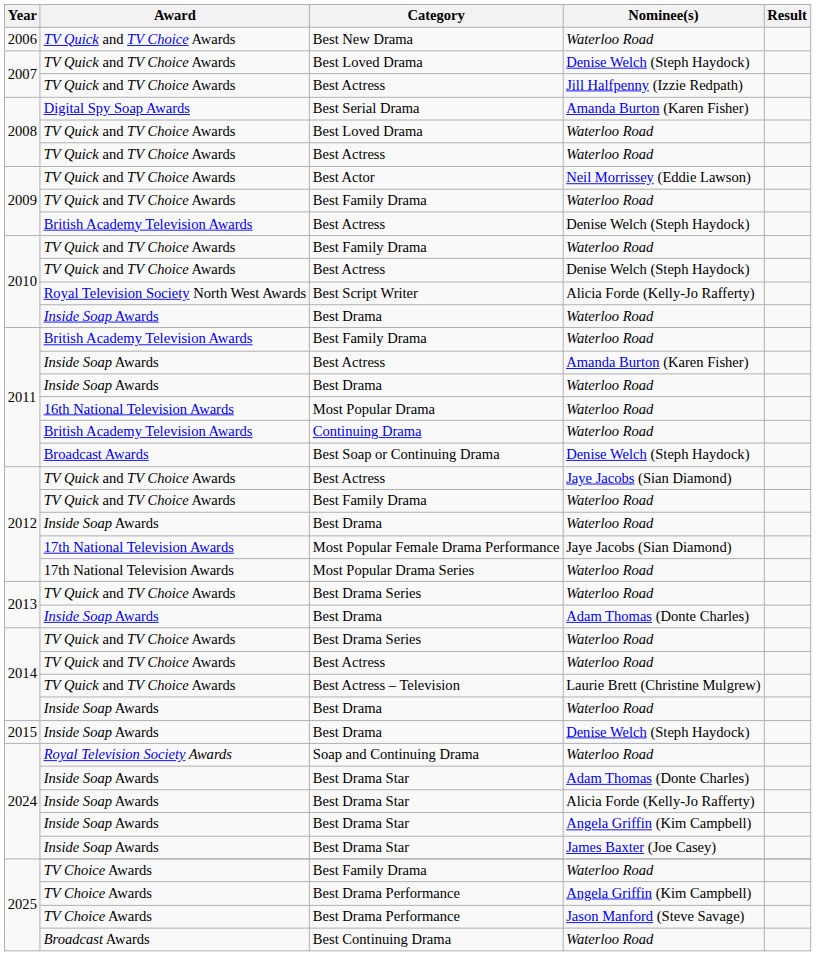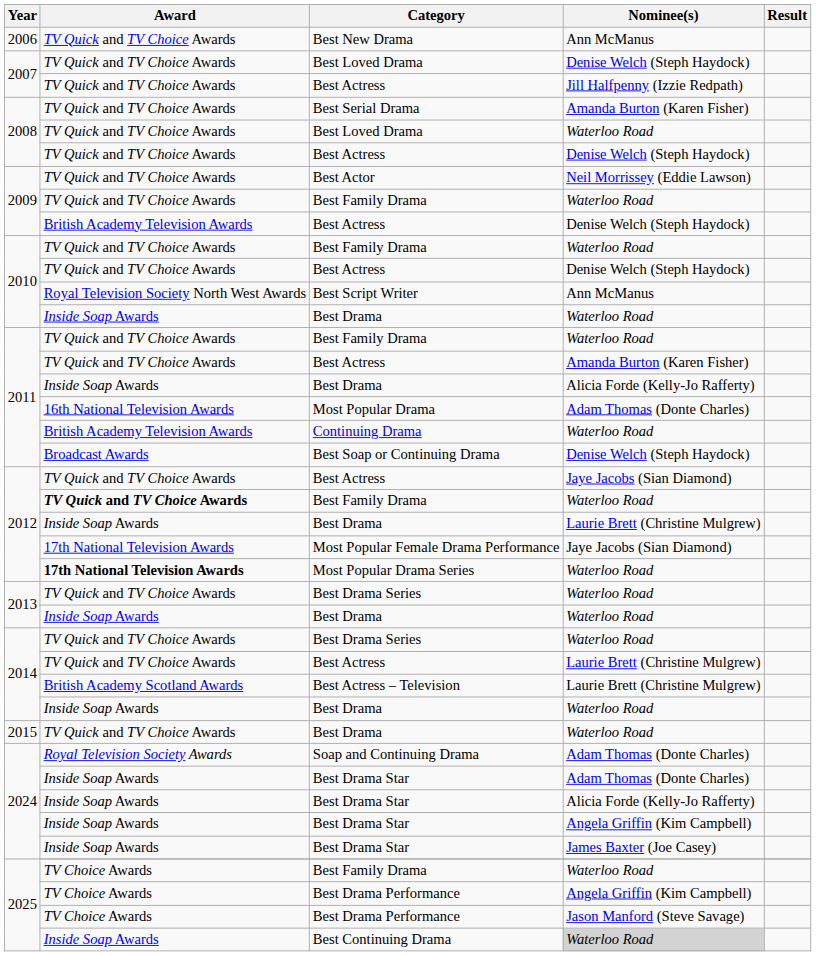(610, 39) Waterloo Road -> (610, 39) Ann McManus
(117, 108) Digital Spy Soap Awards -> (140, 108) TV Quick and TV Choice Awards
(610, 154) Waterloo Road -> (658, 154) Denise Welch (Steph Haydock)
(660, 293) Alicia Forde (Kelly-Jo Rafferty) -> (610, 293) Ann McManus
(148, 339) British Academy Television Awards -> (140, 339) TV Quick and TV Choice Awards
(101, 362) Inside Soap Awards -> (140, 362) TV Quick and TV Choice Awards
(610, 385) Waterloo Road -> (660, 385) Alicia Forde (Kelly-Jo Rafferty)
(610, 408) Waterloo Road -> (658, 408) Adam Thomas (Donte Charles)
(140, 500) normal -> (145, 500) bold
(610, 524) Waterloo Road -> (663, 524) Laurie Brett (Christine Mulgrew)
(139, 570) normal -> (144, 570) bold
(658, 616) Adam Thomas (Donte Charles) -> (610, 616) Waterloo Road
(610, 662) Waterloo Road -> (663, 662) Laurie Brett (Christine Mulgrew)
(140, 685) TV Quick and TV Choice Awards -> (143, 685) British Academy Scotland Awards
(101, 731) Inside Soap Awards -> (140, 731) TV Quick and TV Choice Awards
(658, 731) Denise Welch (Steph Haydock) -> (610, 731) Waterloo Road
(610, 754) Waterloo Road -> (658, 754) Adam Thomas (Donte Charles)
(97, 939) Broadcast Awards -> (101, 939) Inside Soap Awards
(610, 939) no background -> (610, 939) lightgrey background
